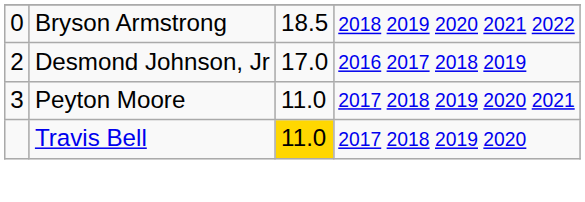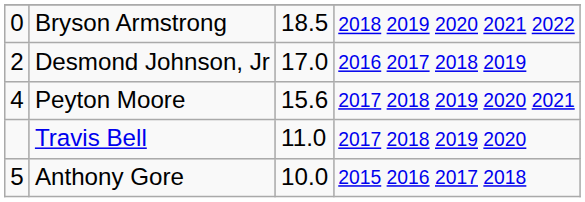(17, 100) 3 -> (17, 100) 4
(304, 100) 11.0 -> (305, 100) 15.6
(304, 138) gold background -> (304, 138) no background
+ row: (109, 176)
